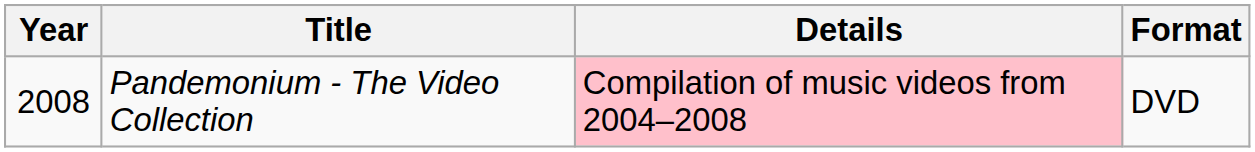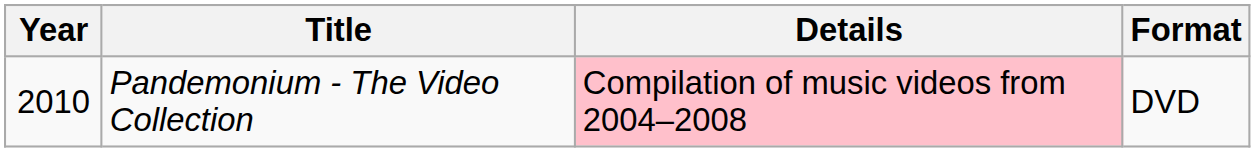(54, 100) 2008 -> (54, 100) 2010
